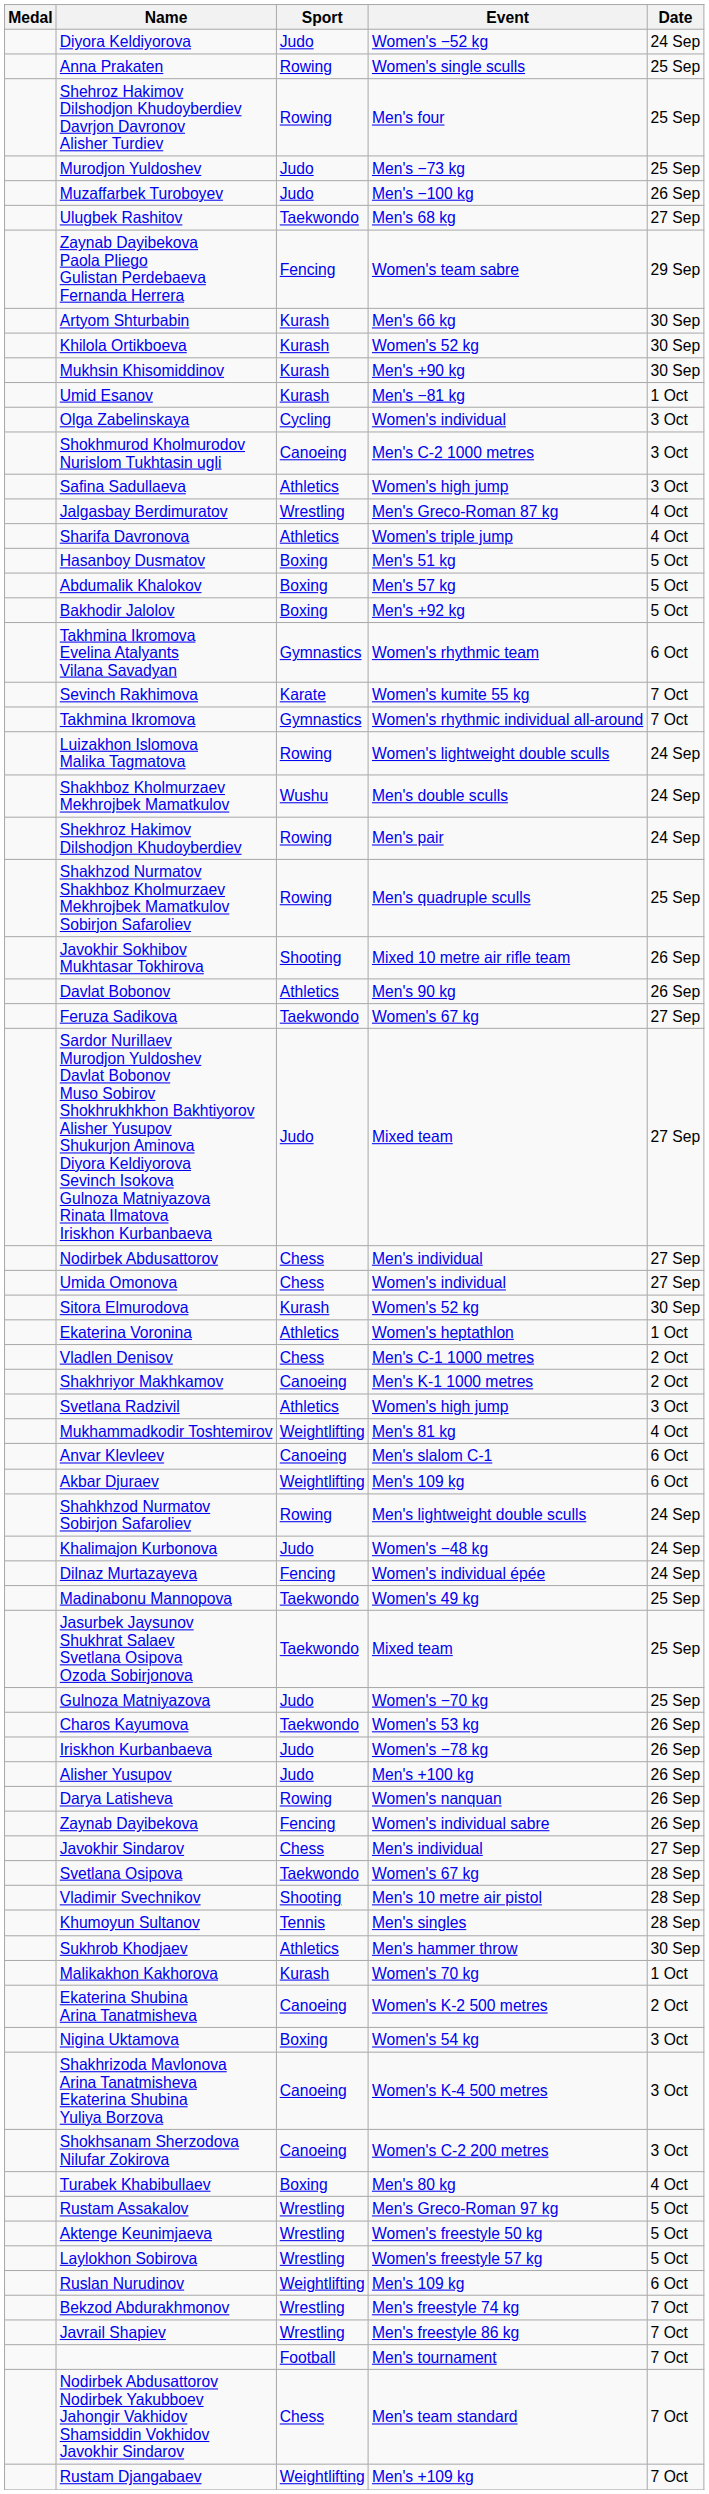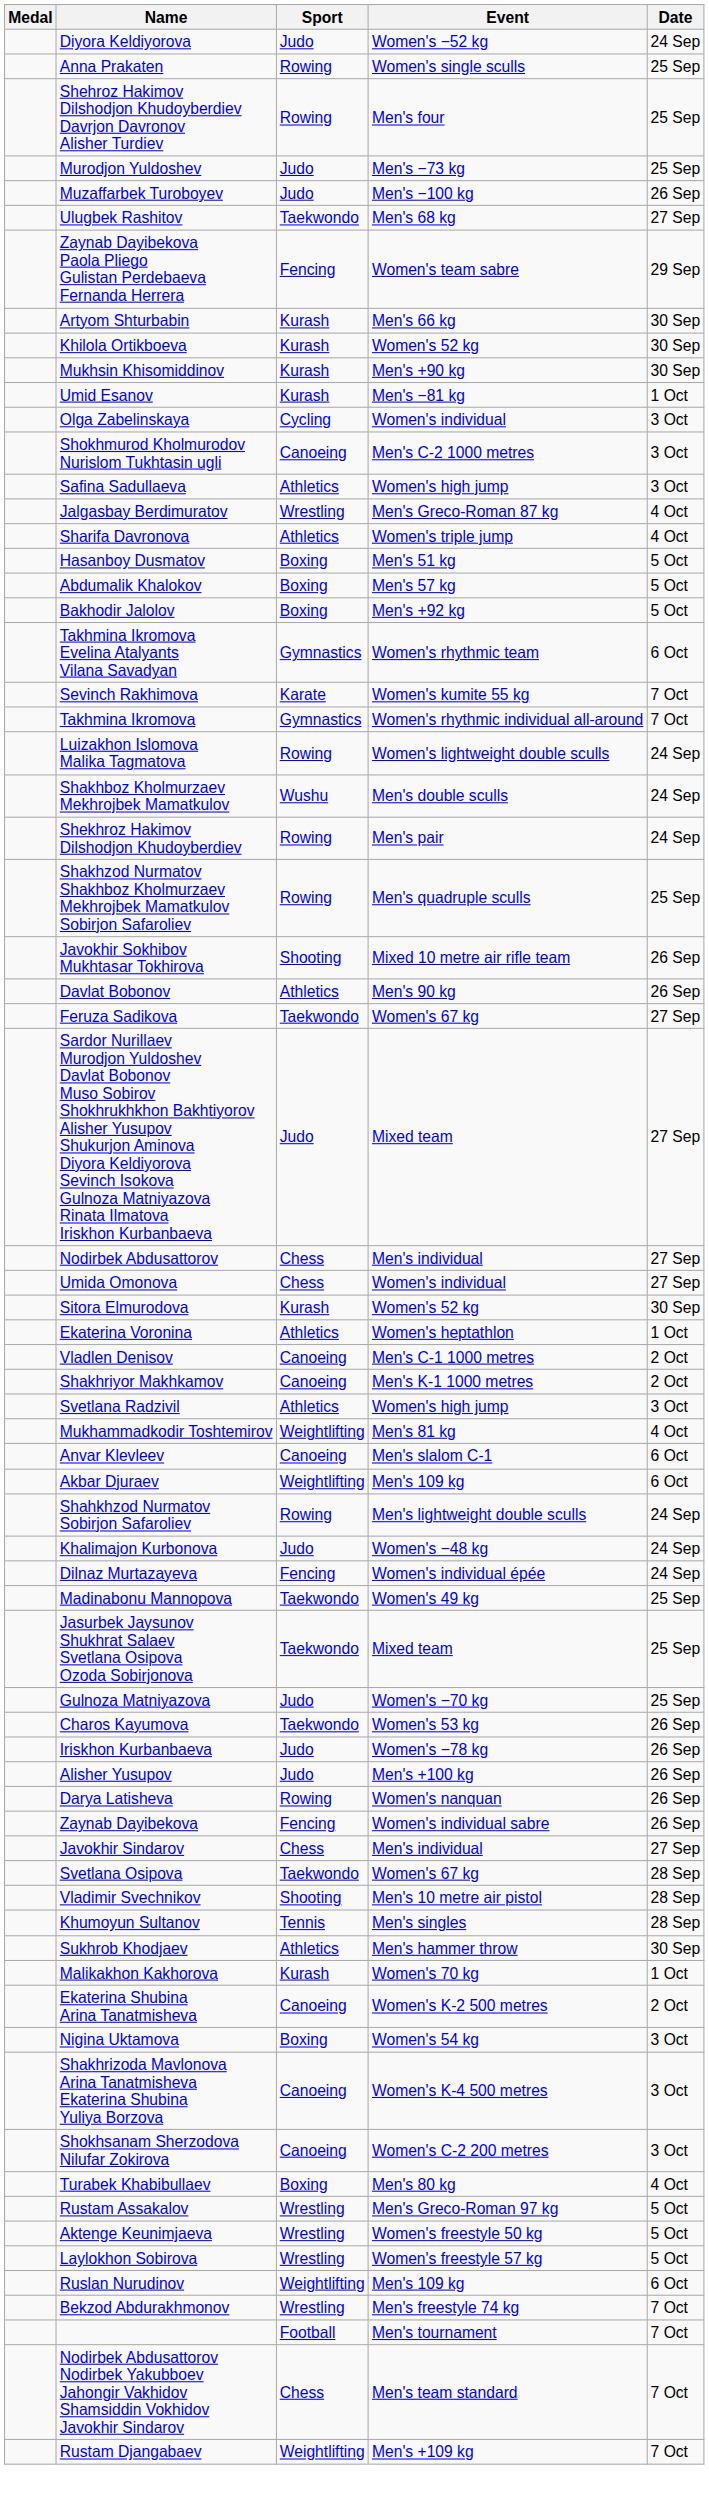(302, 1357) Chess -> (313, 1357) Canoeing
- row: (113, 2333)
